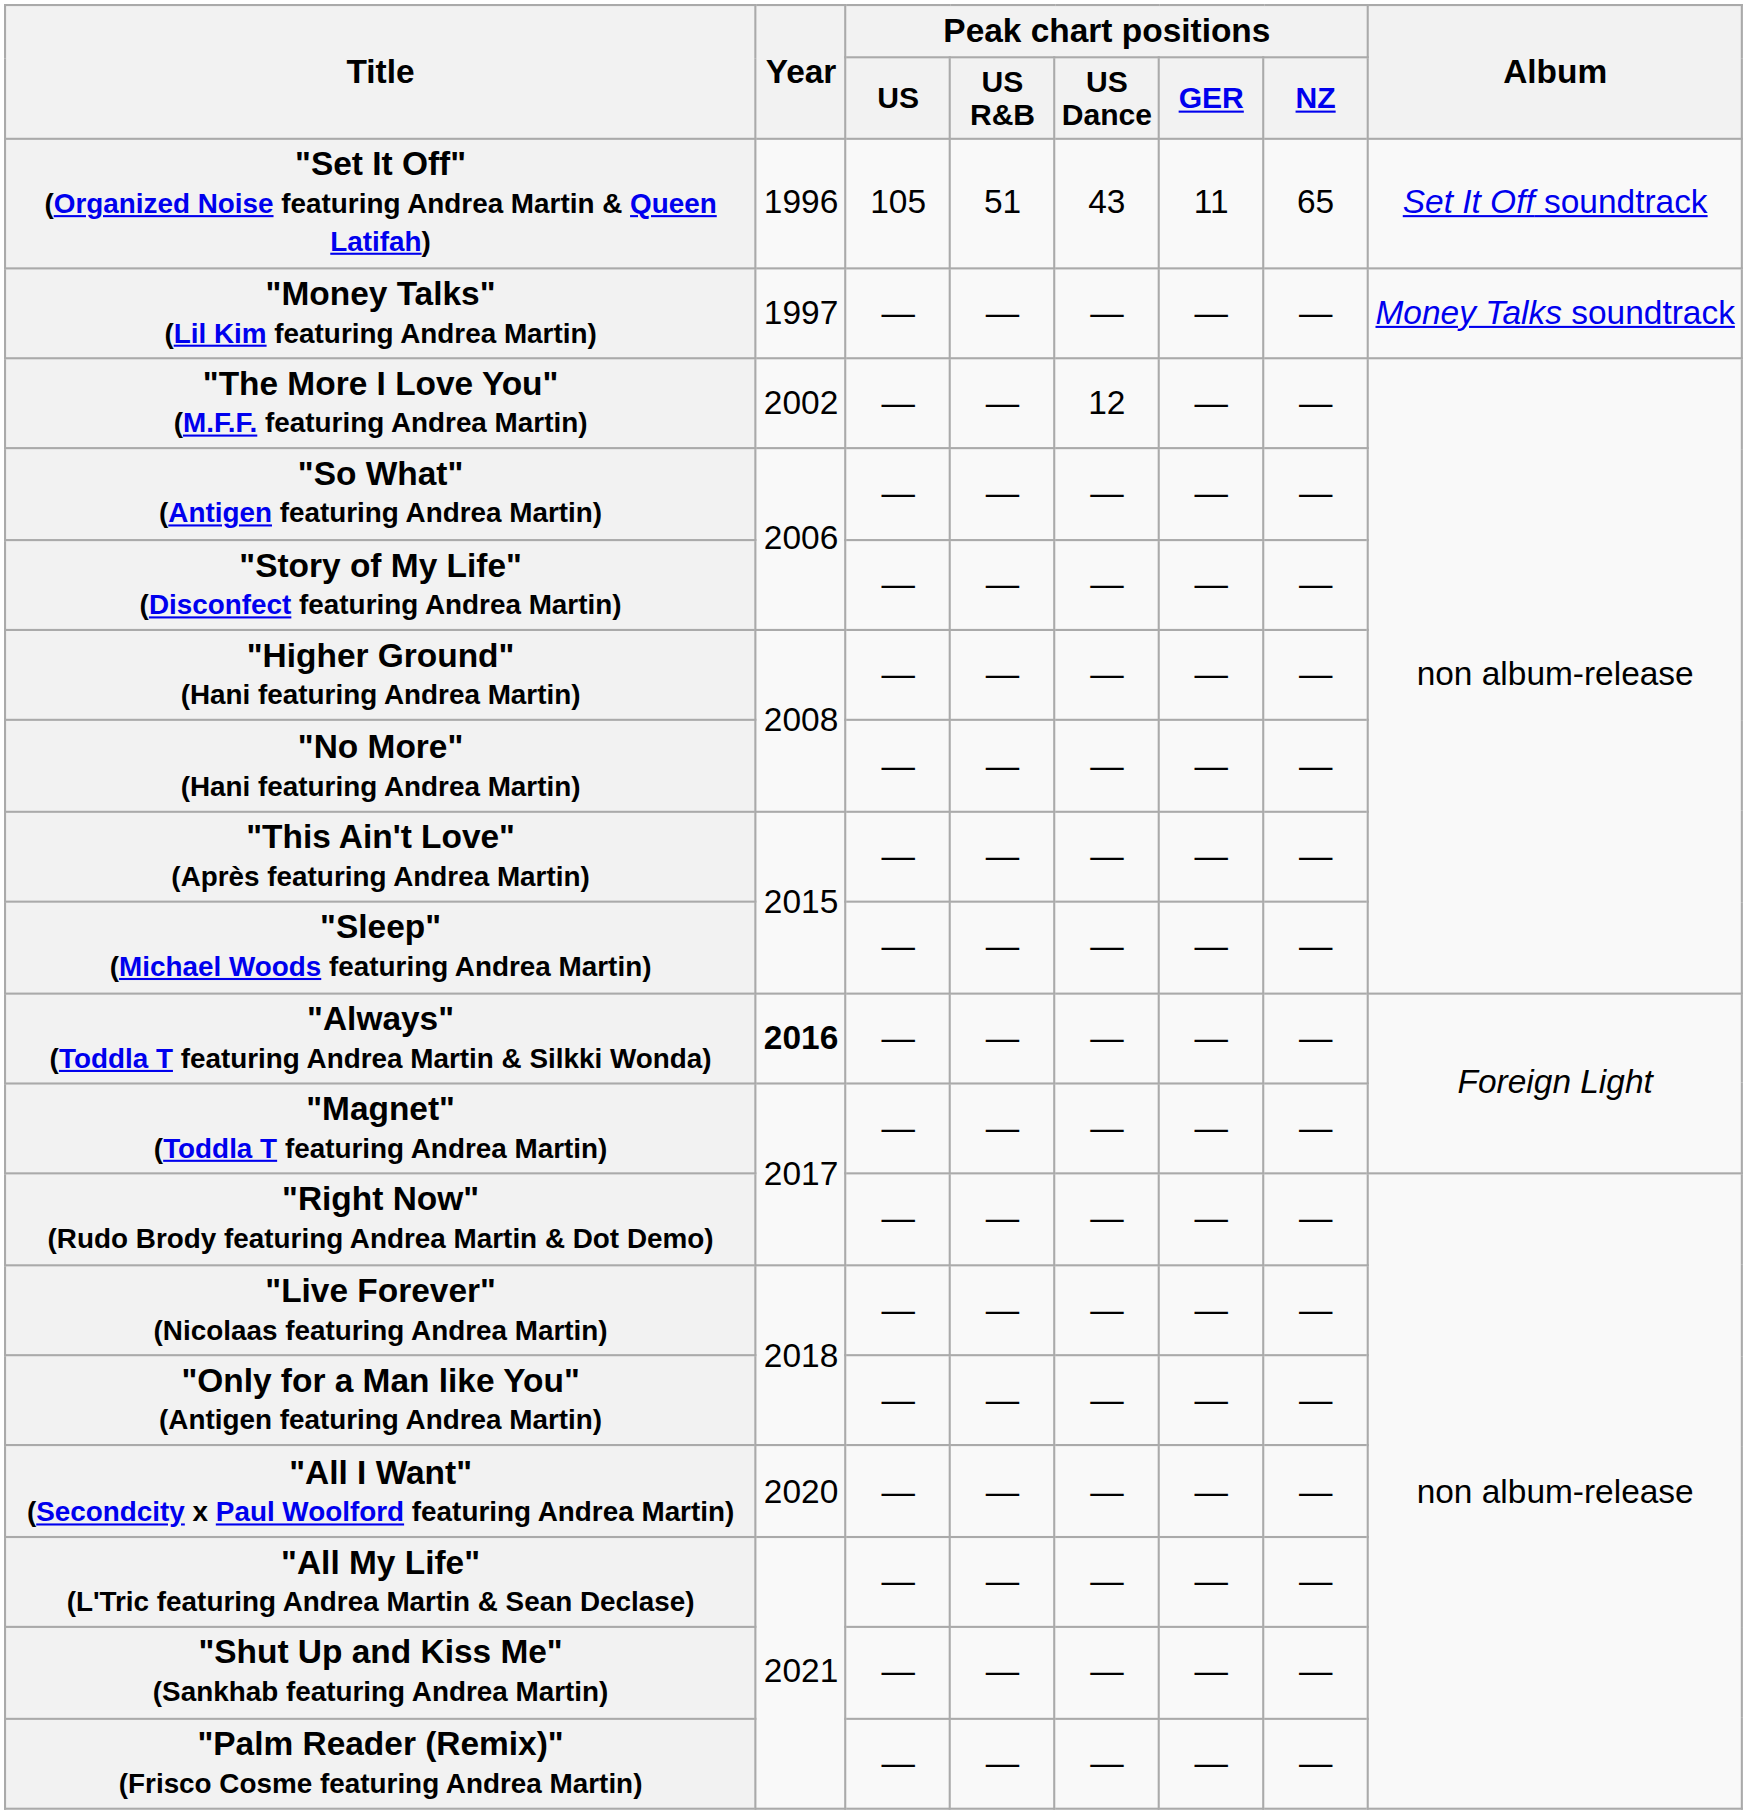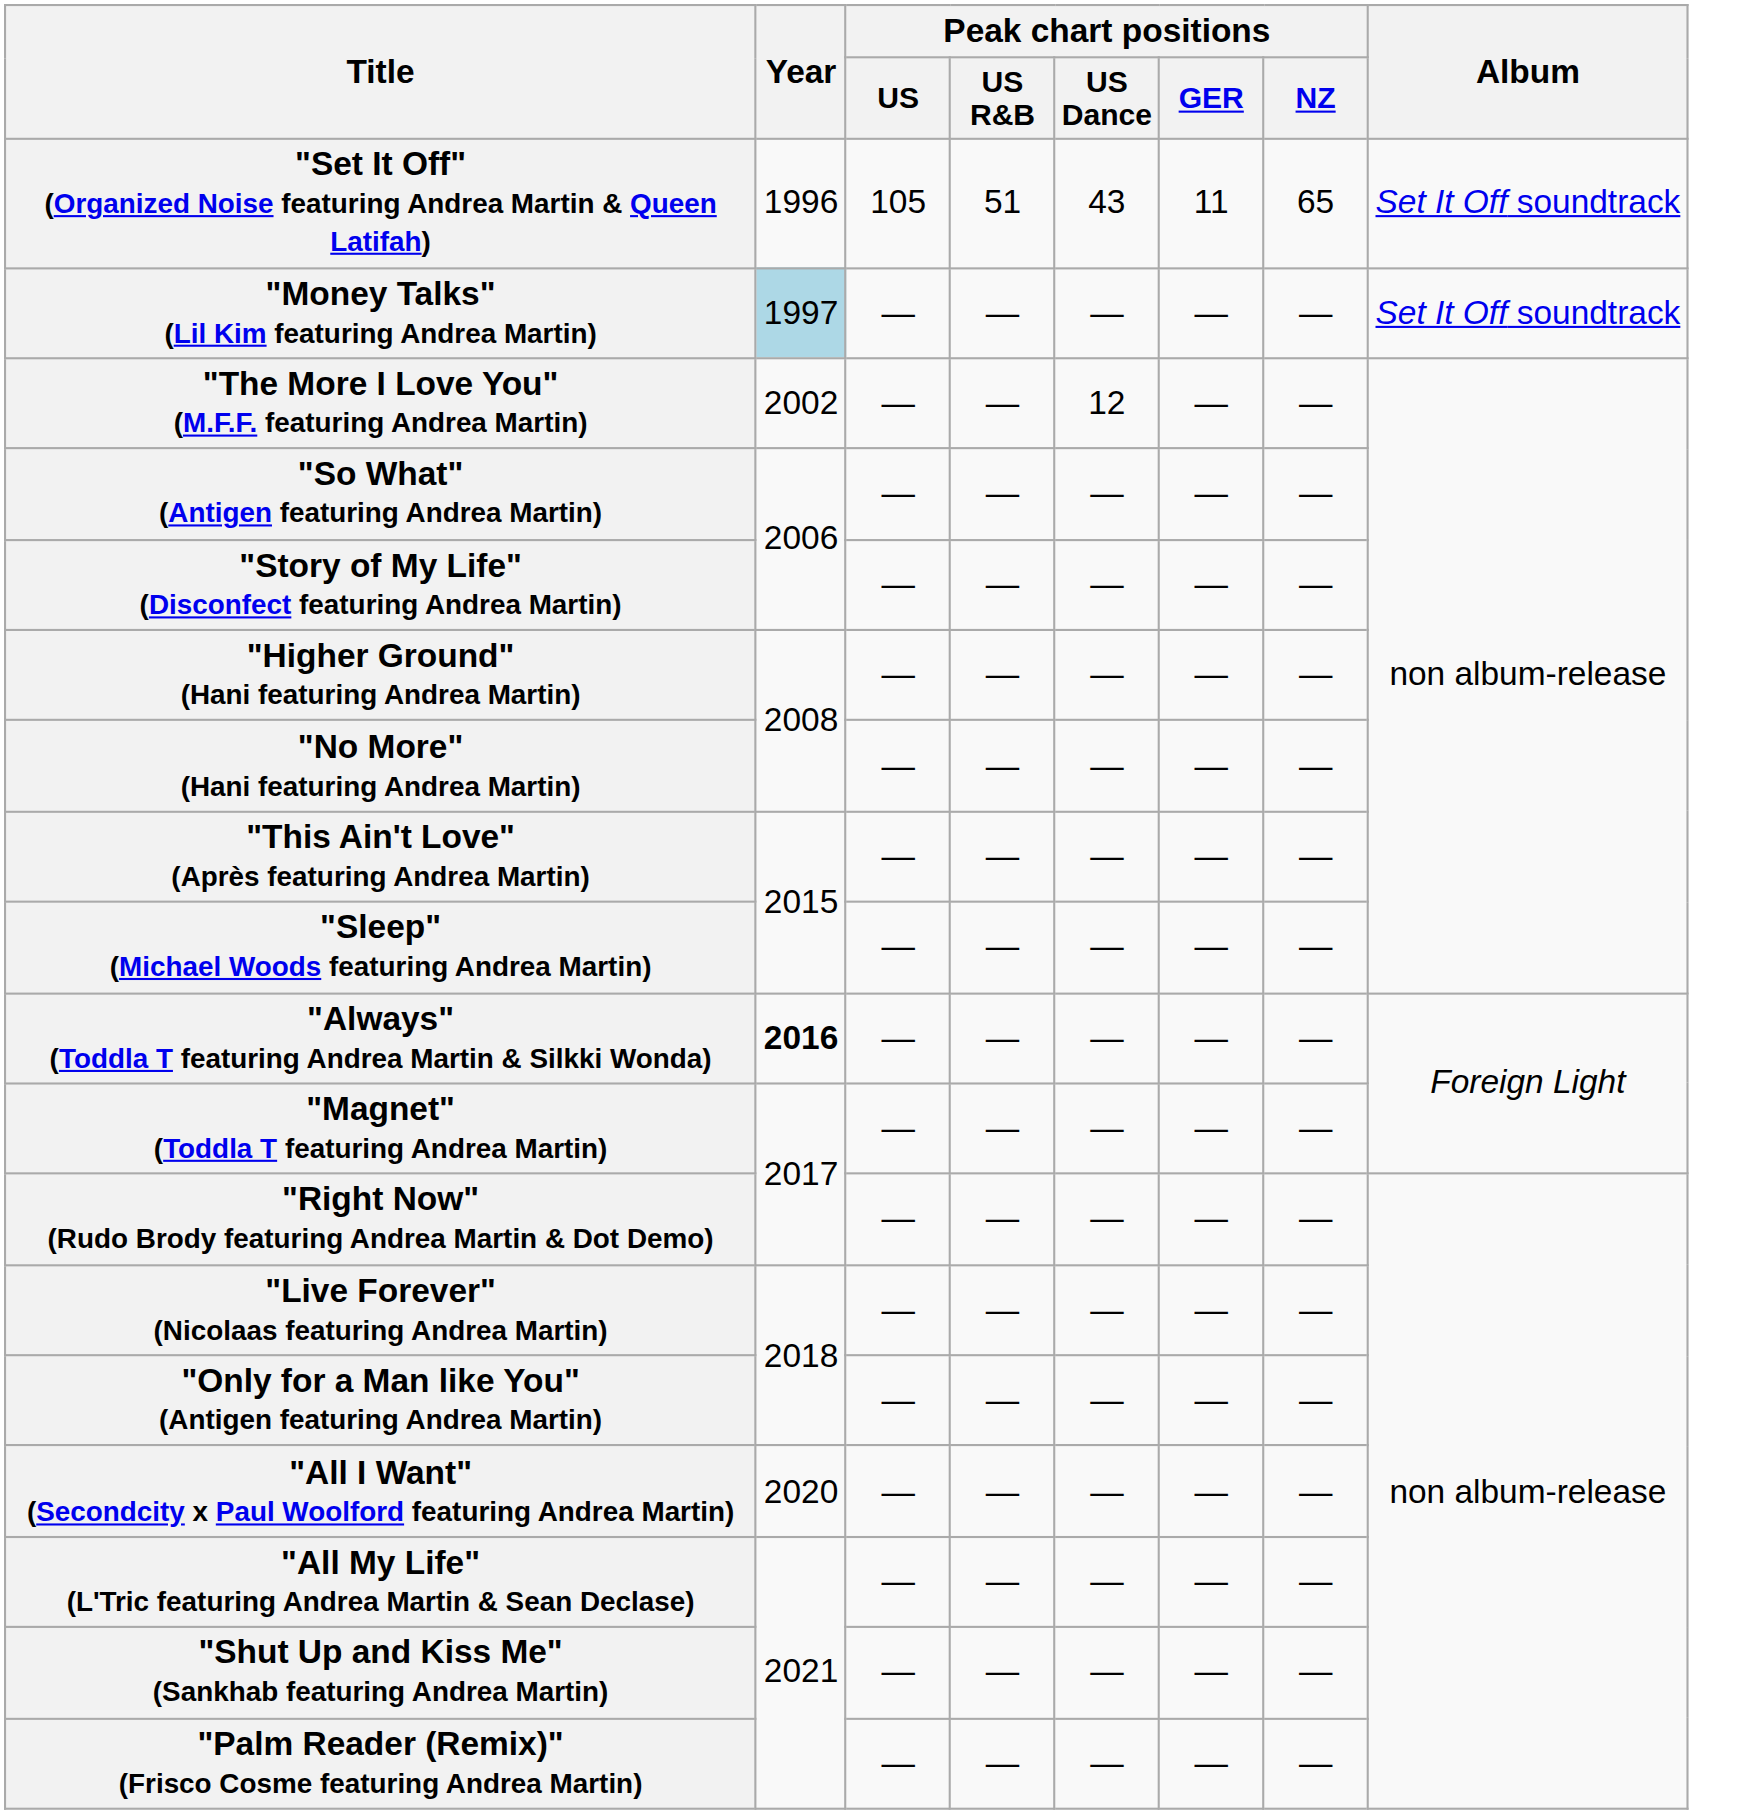(801, 312) no background -> (801, 312) lightblue background
(1555, 312) Money Talks soundtrack -> (1528, 312) Set It Off soundtrack
